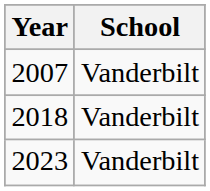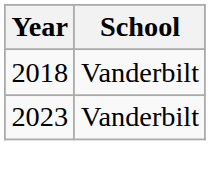- row: (40, 71)
